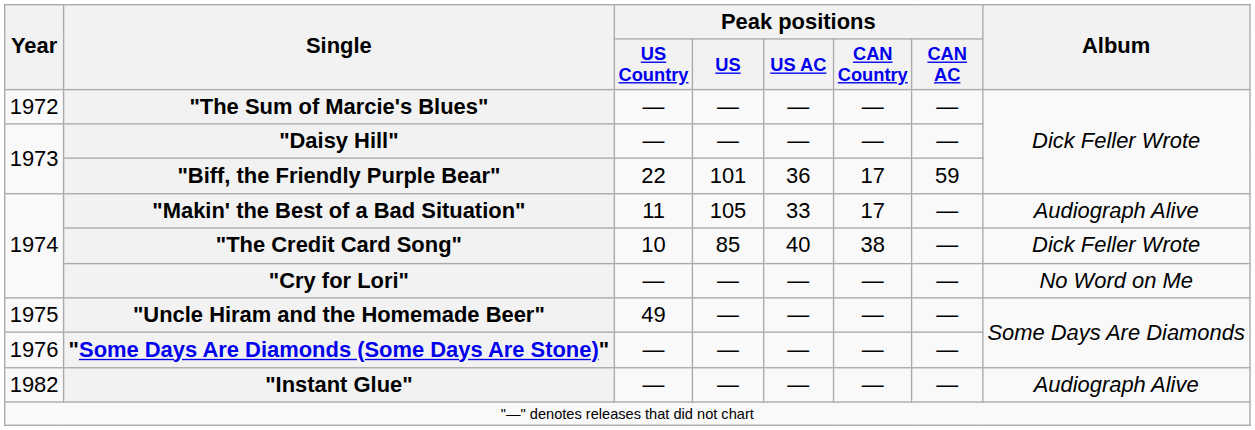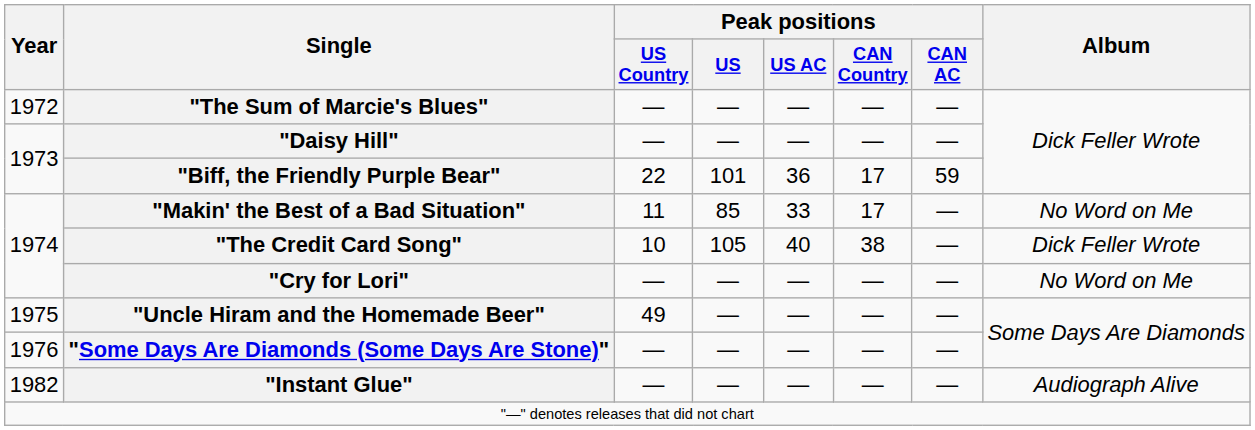(728, 210) 105 -> (728, 210) 85
(1116, 210) Audiograph Alive -> (1116, 210) No Word on Me
(728, 245) 85 -> (728, 245) 105
